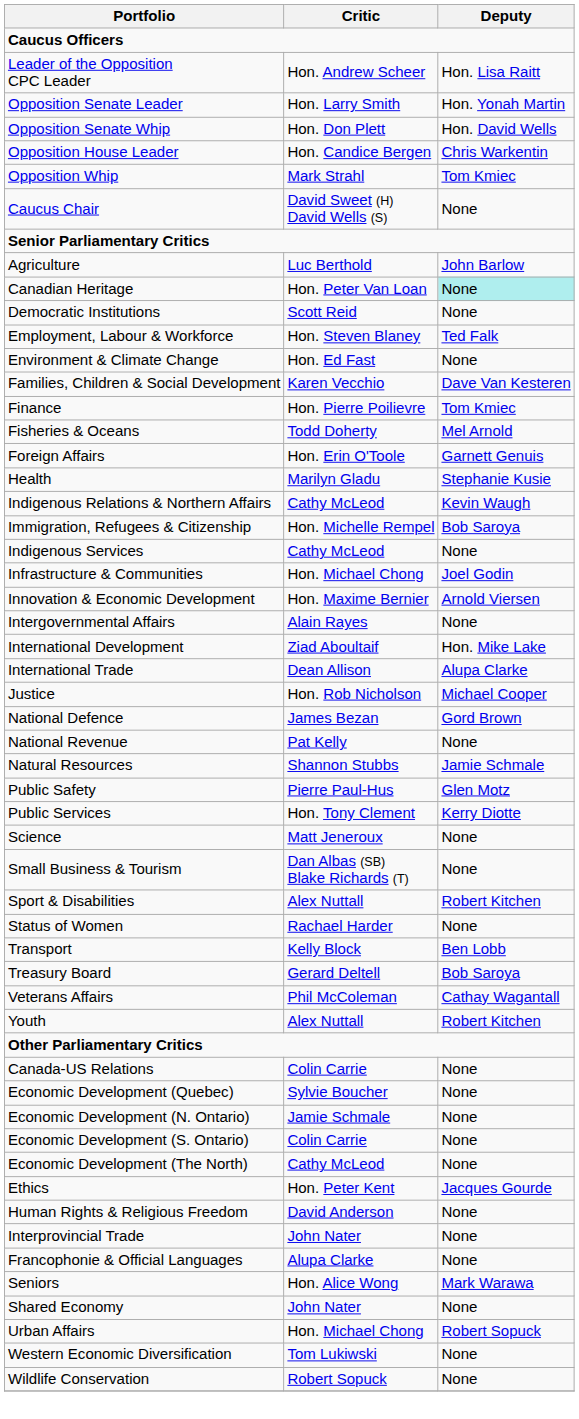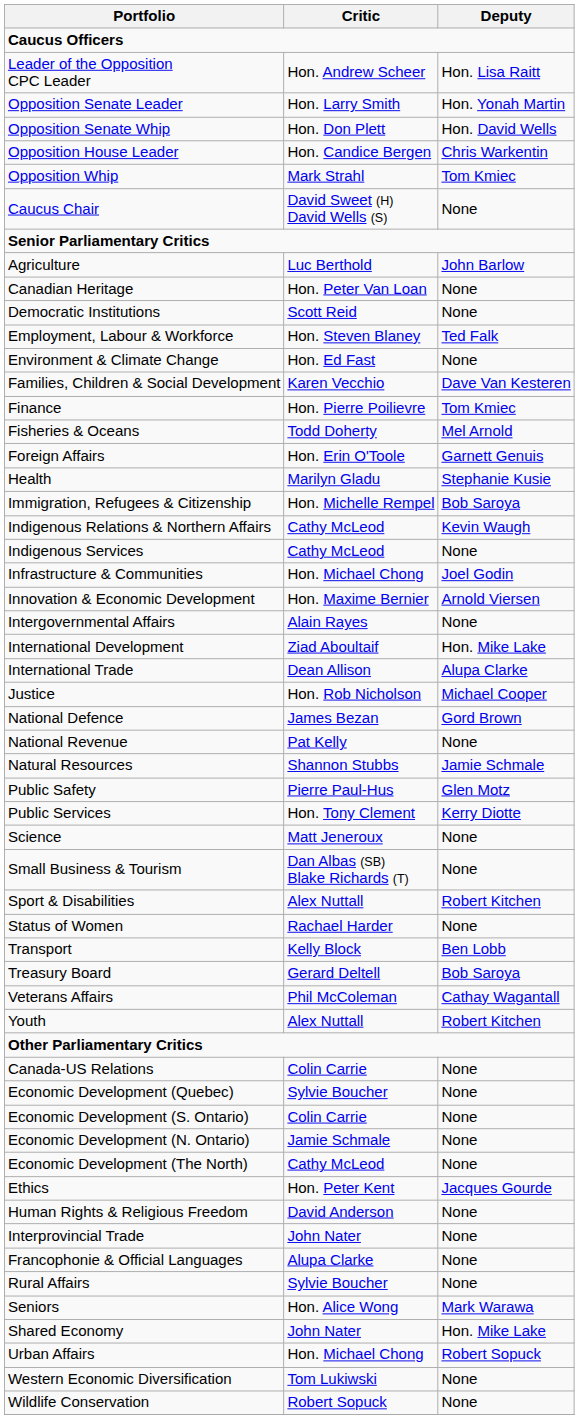(459, 288) paleturquoise background -> (459, 288) no background
rows swapped: (130, 527) <-> (139, 503)
rows swapped: (129, 1116) <-> (128, 1140)
+ row: (49, 1283)
(459, 1307) None -> (494, 1331) Hon. Mike Lake
